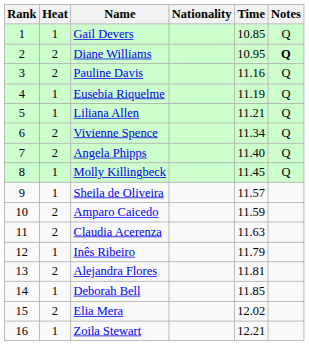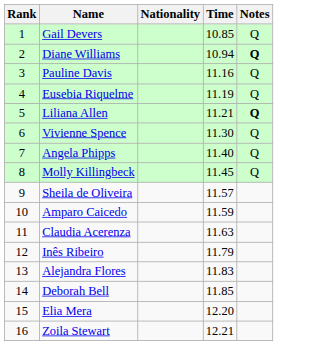- column: (55, 14)
(251, 53) 10.95 -> (220, 53) 10.94
(286, 113) normal -> (255, 113) bold
(251, 133) 11.34 -> (220, 133) 11.30
(251, 271) 11.81 -> (220, 271) 11.83
(251, 311) 12.02 -> (220, 311) 12.20
